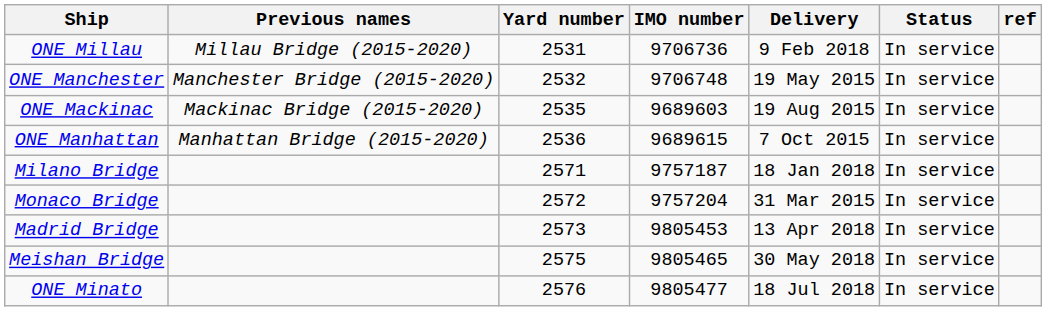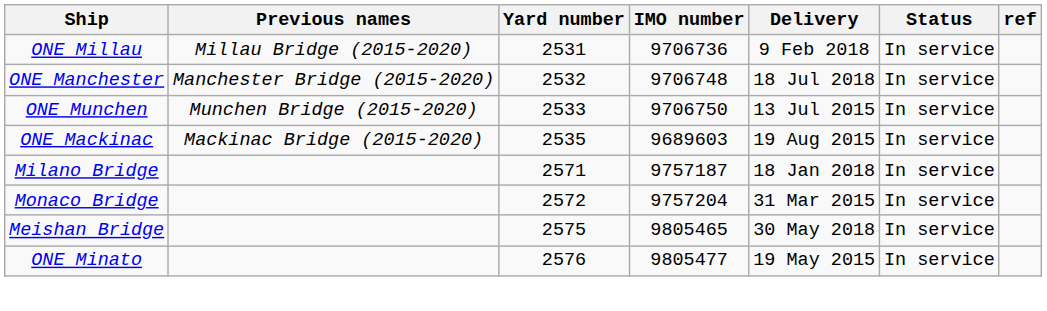(814, 80) 19 May 2015 -> (814, 80) 18 Jul 2018
+ row: (87, 110)
- row: (87, 140)
- row: (87, 230)
(814, 291) 18 Jul 2018 -> (814, 260) 19 May 2015
